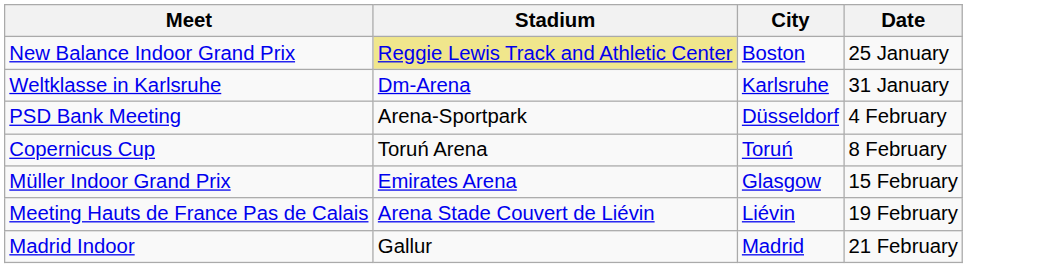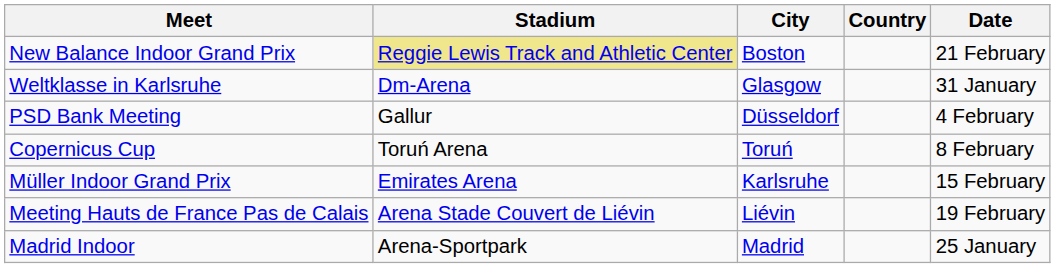+ column: (887, 20)
(899, 52) 25 January -> (990, 52) 21 February
(785, 85) Karlsruhe -> (781, 85) Glasgow
(452, 117) Arena-Sportpark -> (405, 117) Gallur
(781, 181) Glasgow -> (785, 181) Karlsruhe
(405, 246) Gallur -> (452, 246) Arena-Sportpark
(903, 246) 21 February -> (986, 246) 25 January
